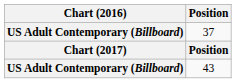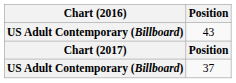rows swapped: (209, 68) <-> (209, 31)
